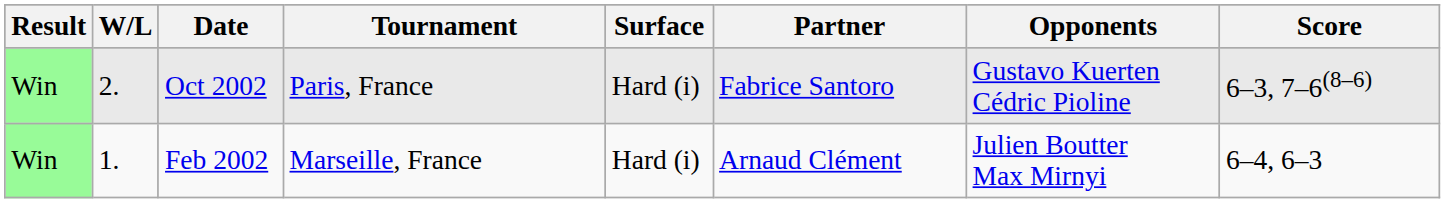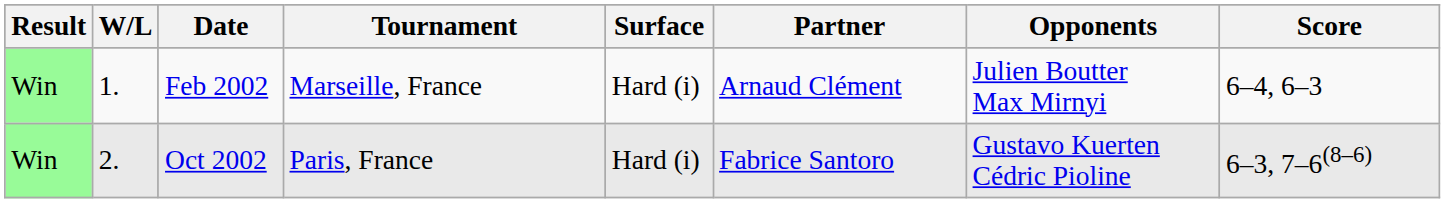rows swapped: (217, 160) <-> (216, 85)
